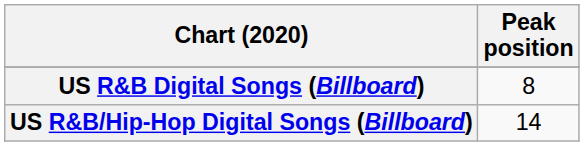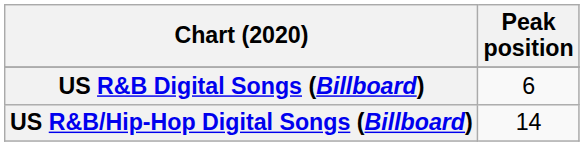(529, 85) 8 -> (529, 85) 6
